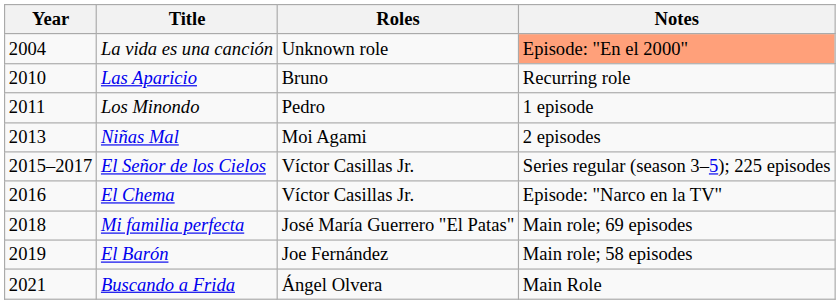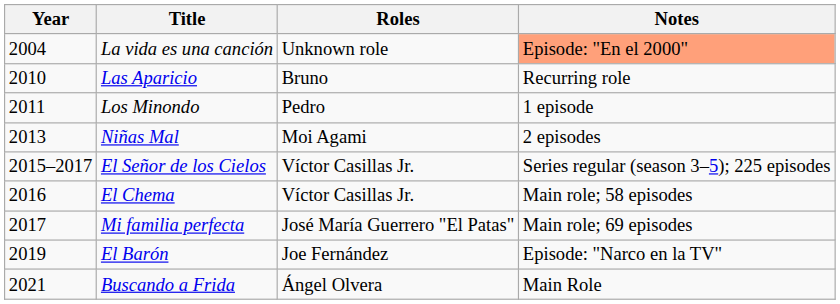(623, 195) Episode: "Narco en la TV" -> (608, 195) Main role; 58 episodes
(27, 225) 2018 -> (27, 225) 2017
(608, 254) Main role; 58 episodes -> (623, 254) Episode: "Narco en la TV"
